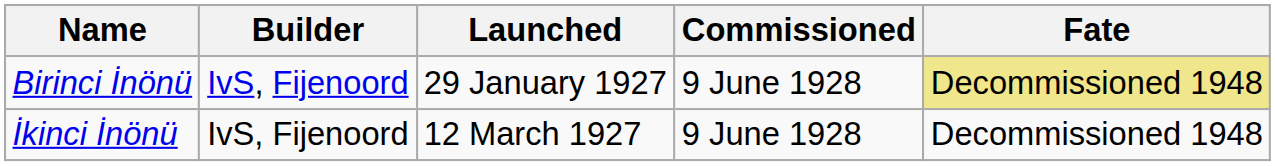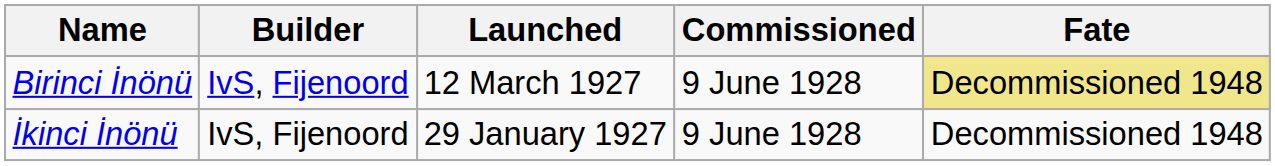(545, 82) 29 January 1927 -> (533, 82) 12 March 1927
(533, 133) 12 March 1927 -> (545, 133) 29 January 1927
